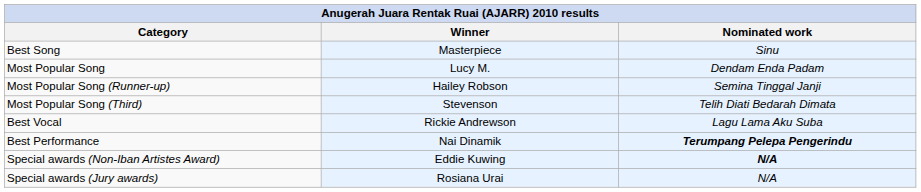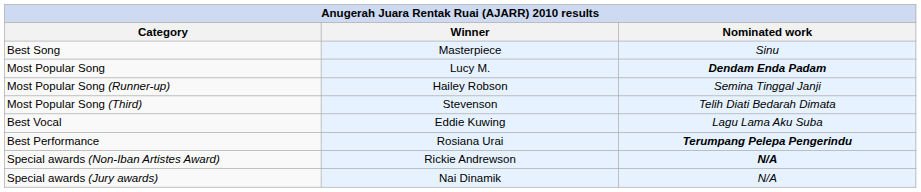(767, 68) normal -> (767, 68) bold
(470, 123) Rickie Andrewson -> (470, 123) Eddie Kuwing
(470, 141) Nai Dinamik -> (470, 141) Rosiana Urai
(470, 159) Eddie Kuwing -> (470, 159) Rickie Andrewson
(470, 178) Rosiana Urai -> (470, 178) Nai Dinamik
